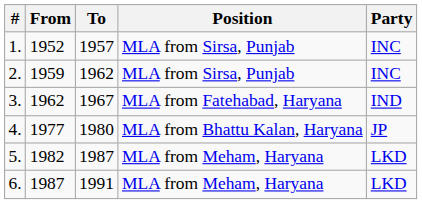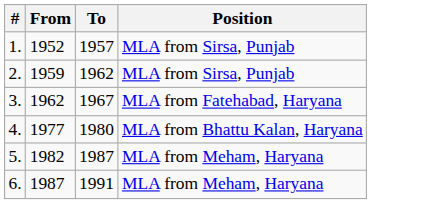- column: (392, 18)
